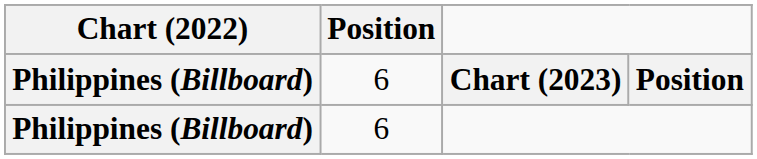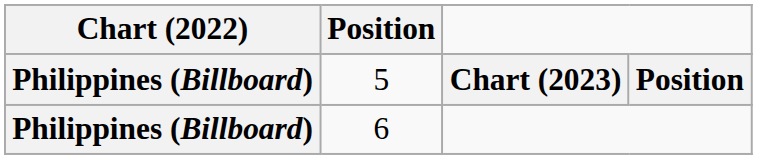(381, 79) 6 -> (381, 79) 5
